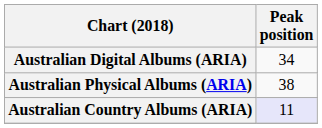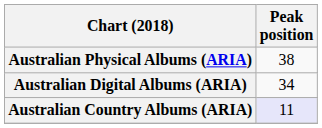rows swapped: (130, 85) <-> (130, 60)
